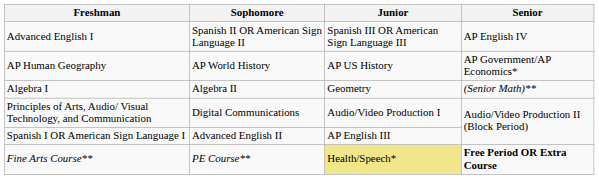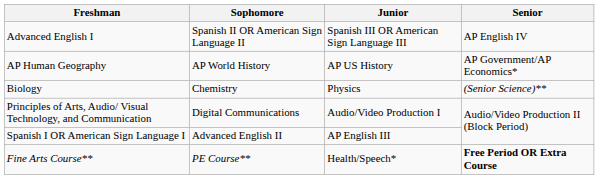- row: (28, 89)
+ row: (24, 89)
(362, 159) khaki background -> (362, 159) no background
